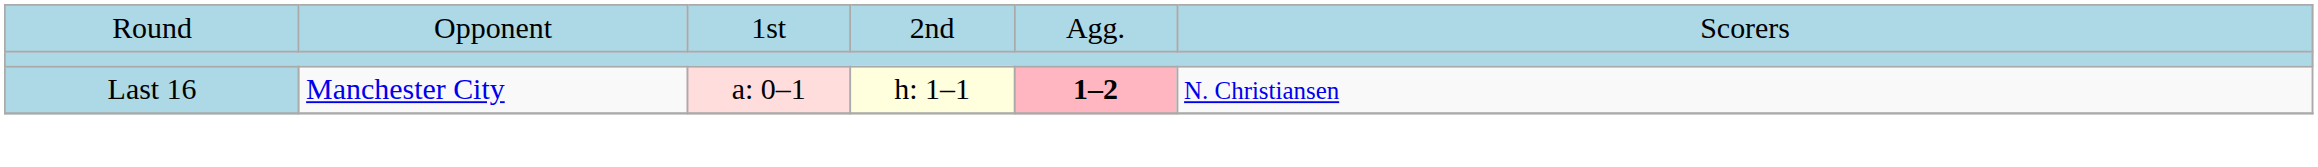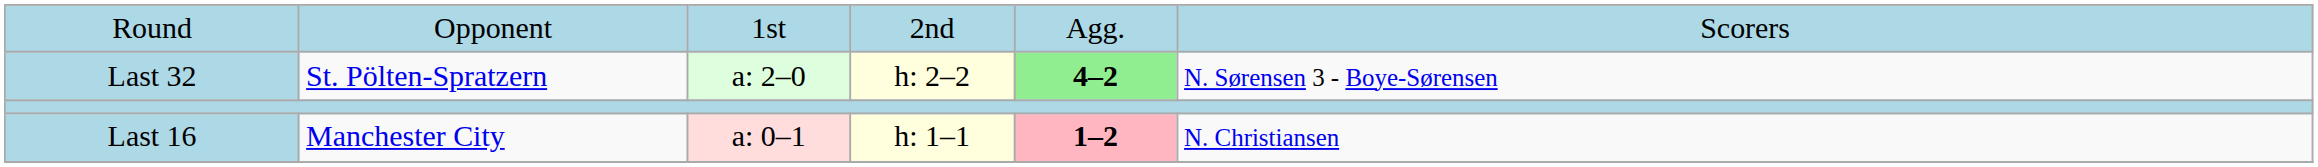+ row: (152, 75)
